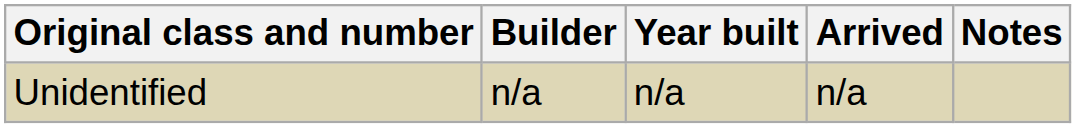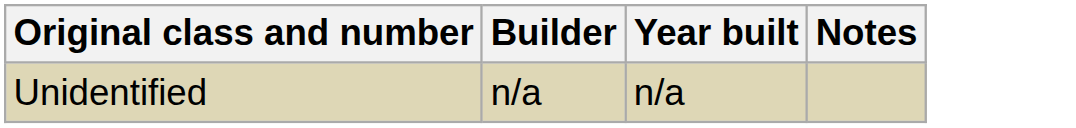- column: (880, 33)
